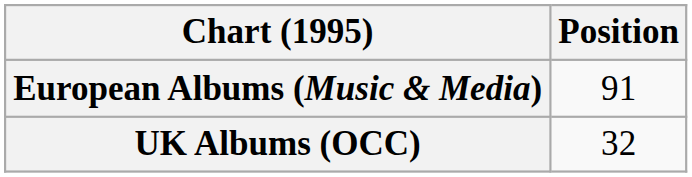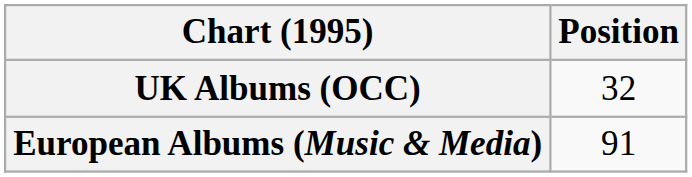rows swapped: (278, 87) <-> (278, 143)
